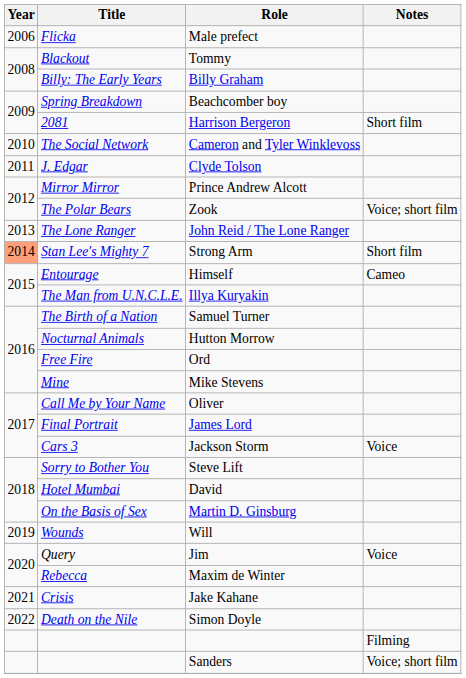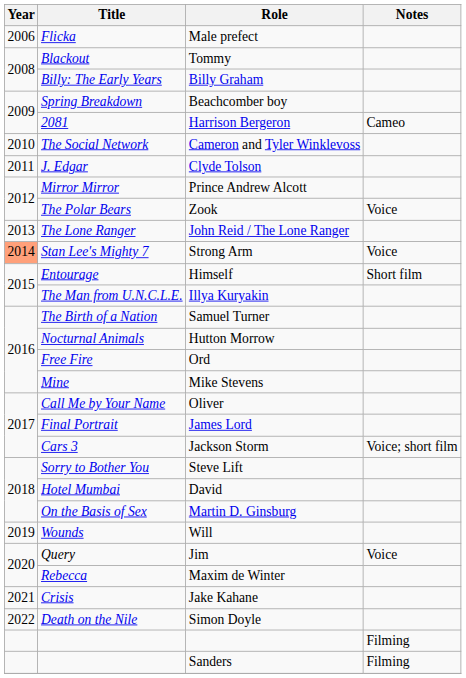(394, 123) Short film -> (386, 123) Cameo
(412, 209) Voice; short film -> (382, 209) Voice
(394, 252) Short film -> (382, 252) Voice
(386, 274) Cameo -> (394, 274) Short film
(382, 446) Voice -> (412, 446) Voice; short film
(412, 662) Voice; short film -> (388, 662) Filming
